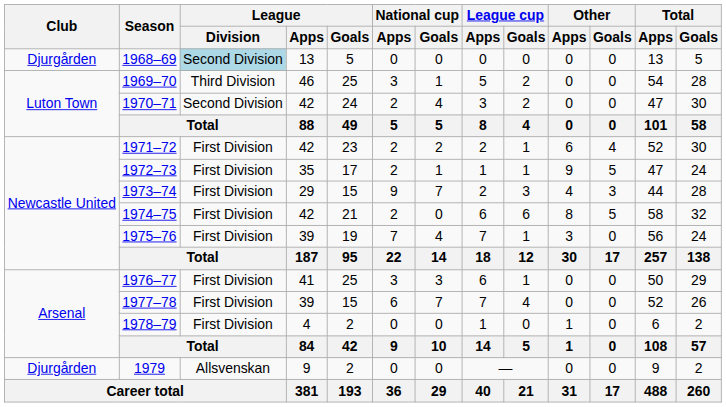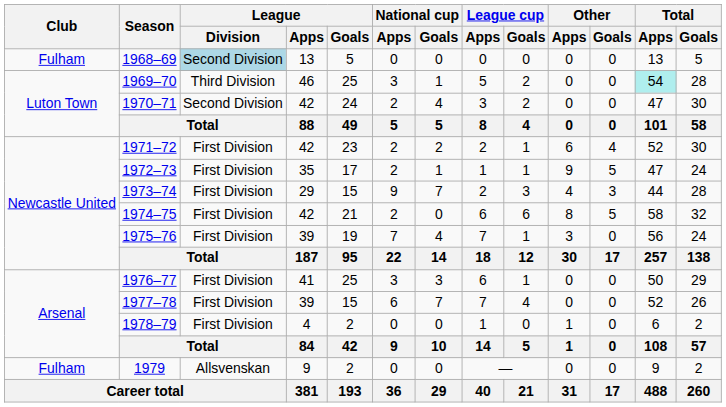(62, 59) Djurgården -> (62, 59) Fulham
(656, 81) no background -> (656, 81) paleturquoise background
(62, 368) Djurgården -> (62, 368) Fulham
